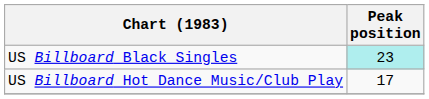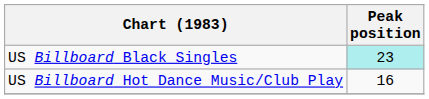(385, 81) 17 -> (385, 81) 16
